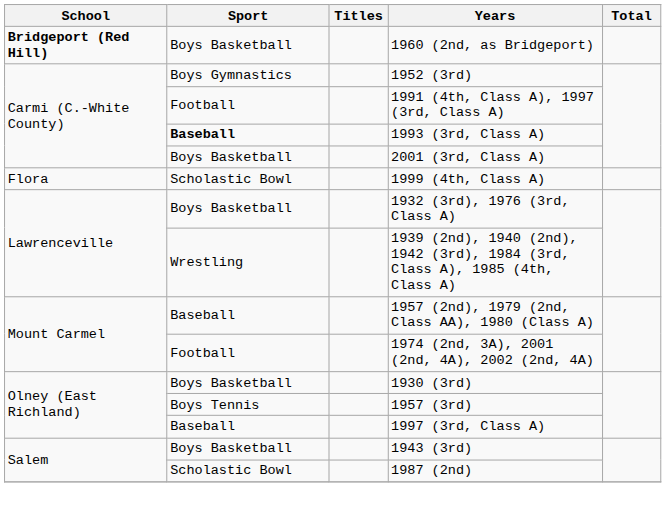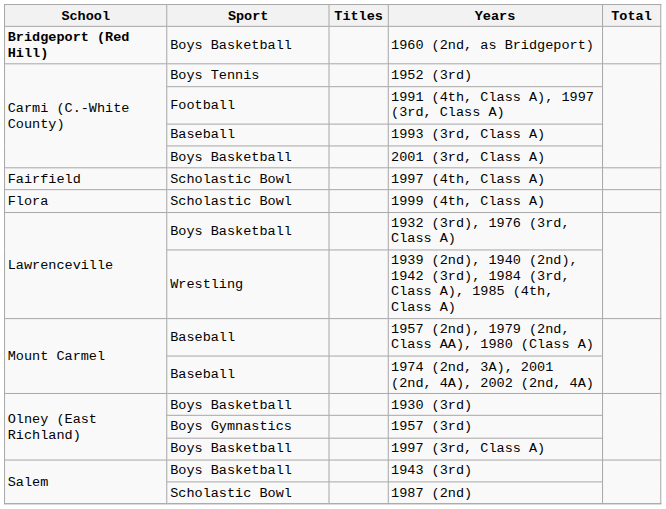(231, 75) Boys Gymnastics -> (215, 75) Boys Tennis
(203, 135) bold -> (203, 135) normal
+ row: (468, 179)
(203, 353) Football -> (203, 375) Baseball
(215, 405) Boys Tennis -> (231, 427) Boys Gymnastics
(203, 427) Baseball -> (231, 449) Boys Basketball
